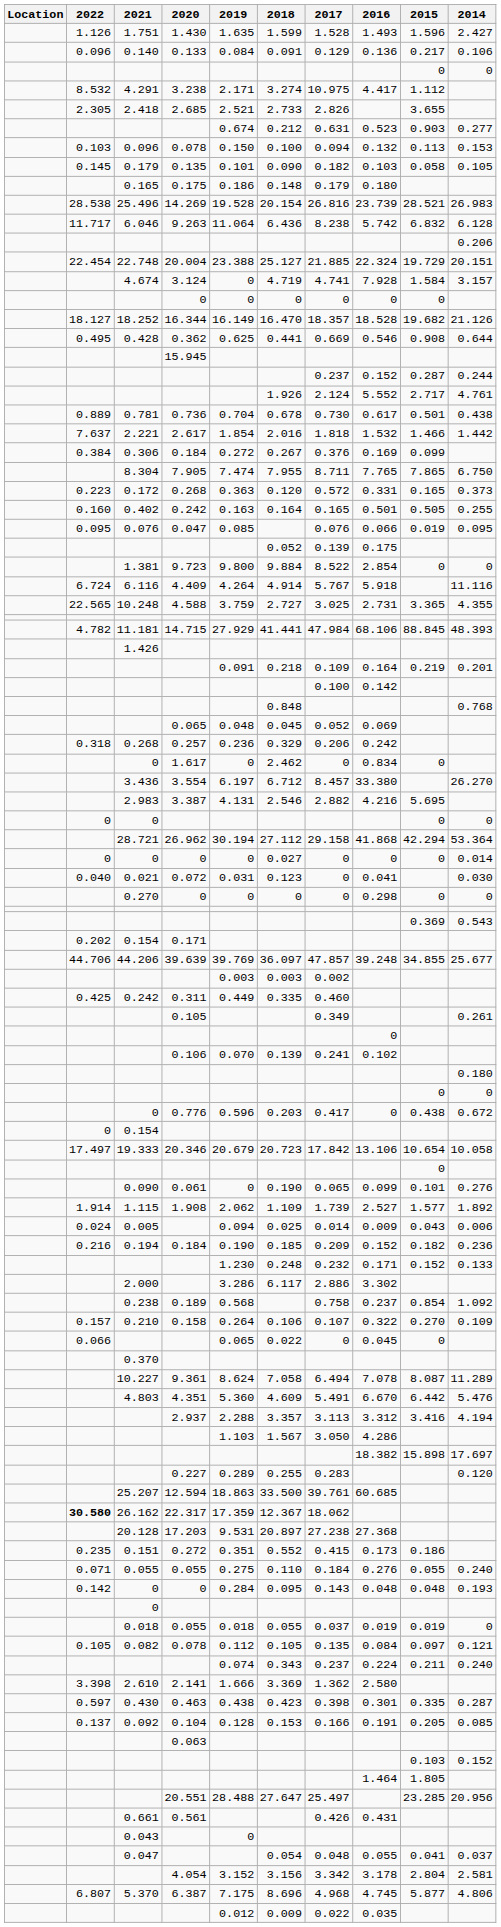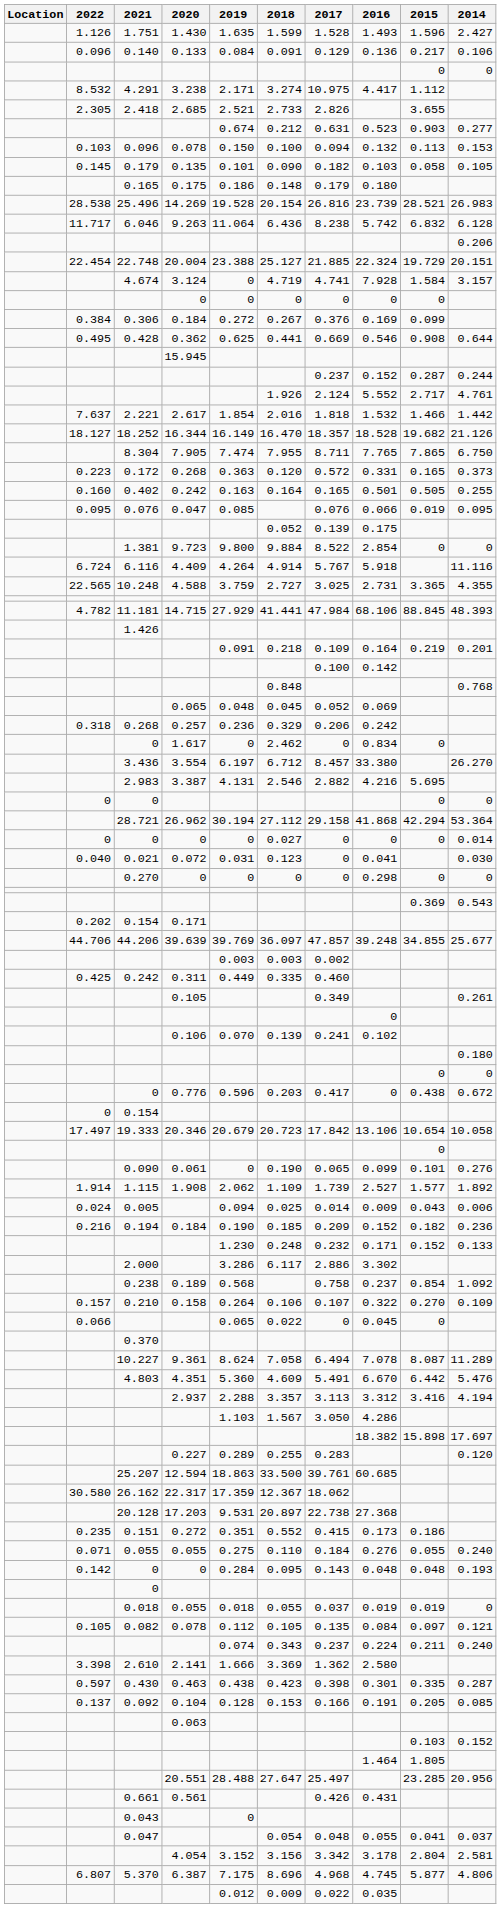rows swapped: (141, 453) <-> (138, 319)
- row: (141, 414)
(90, 1512) bold -> (90, 1493) normal
(329, 1532) 27.238 -> (329, 1512) 22.738
